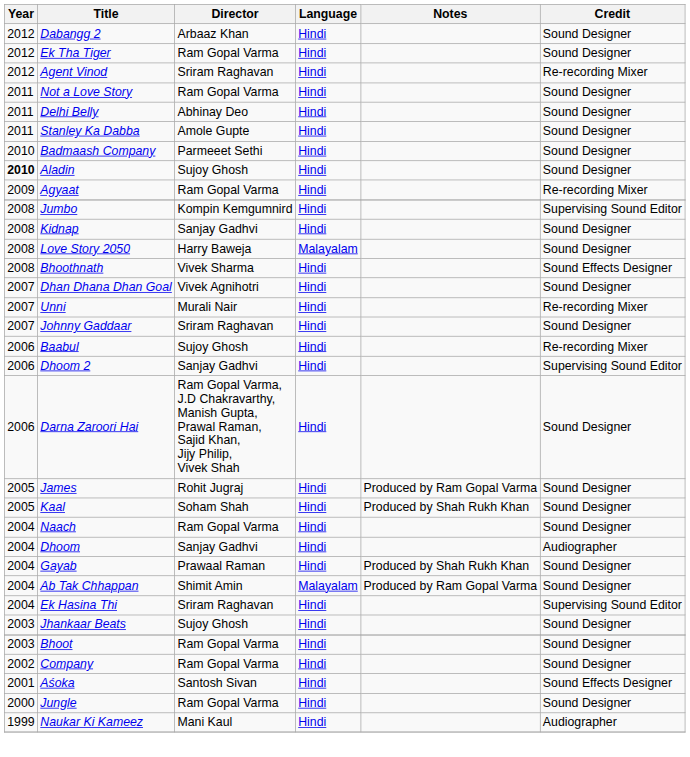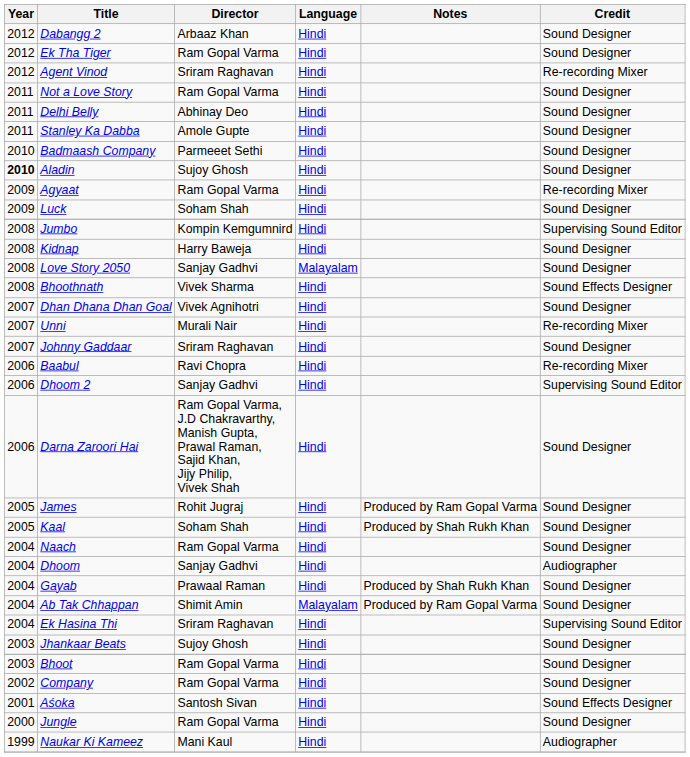+ row: (53, 209)
(218, 229) Sanjay Gadhvi -> (214, 248) Harry Baweja
(214, 248) Harry Baweja -> (218, 268) Sanjay Gadhvi
(213, 346) Sujoy Ghosh -> (212, 365) Ravi Chopra
